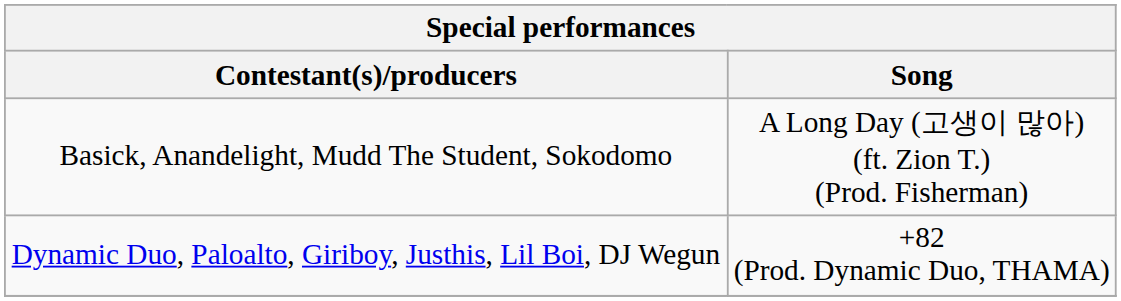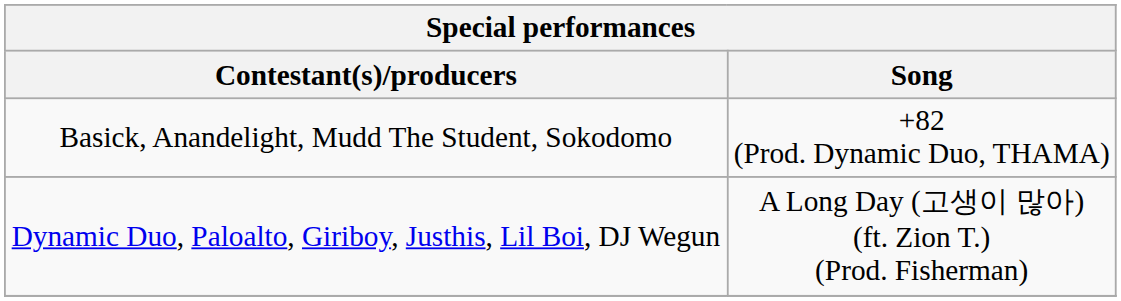(922, 157) A Long Day (고생이 많아) (ft. Zion T.) (Prod. Fisherman) -> (922, 137) +82 (Prod. Dynamic Duo, THAMA)
(922, 254) +82 (Prod. Dynamic Duo, THAMA) -> (922, 236) A Long Day (고생이 많아) (ft. Zion T.) (Prod. Fisherman)
